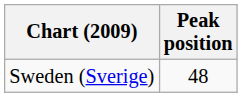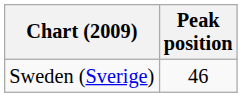(198, 75) 48 -> (198, 75) 46
